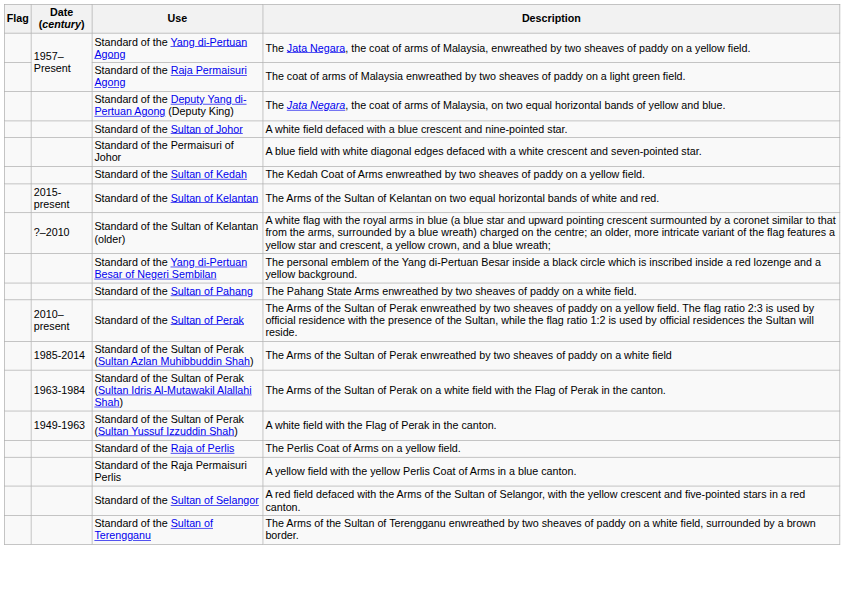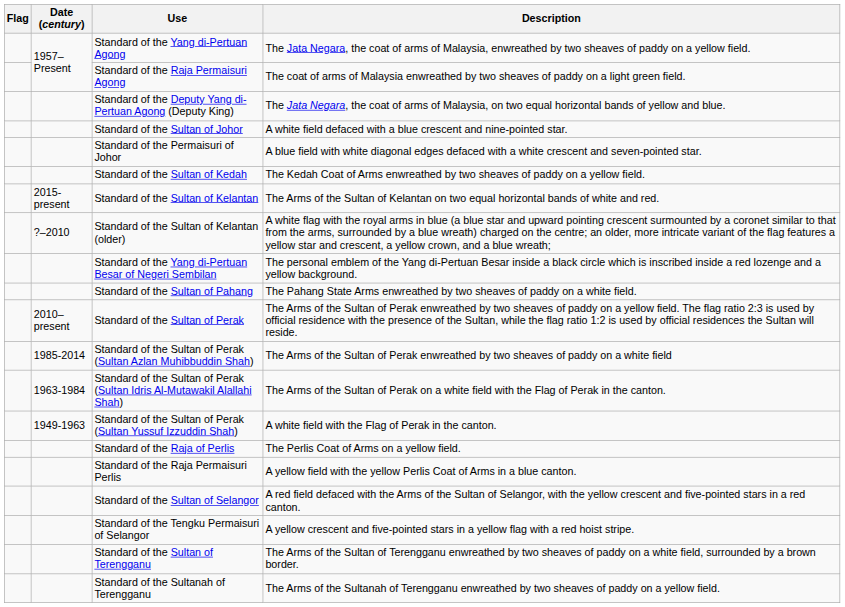+ row: (177, 530)
+ row: (160, 588)
